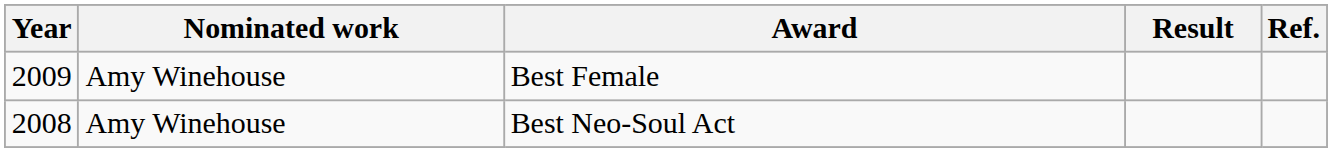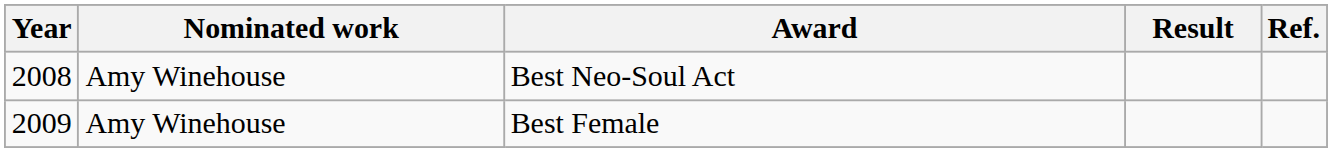rows swapped: (623, 123) <-> (585, 75)
